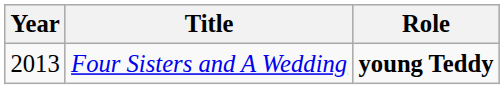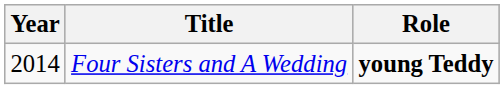(35, 63) 2013 -> (35, 63) 2014
